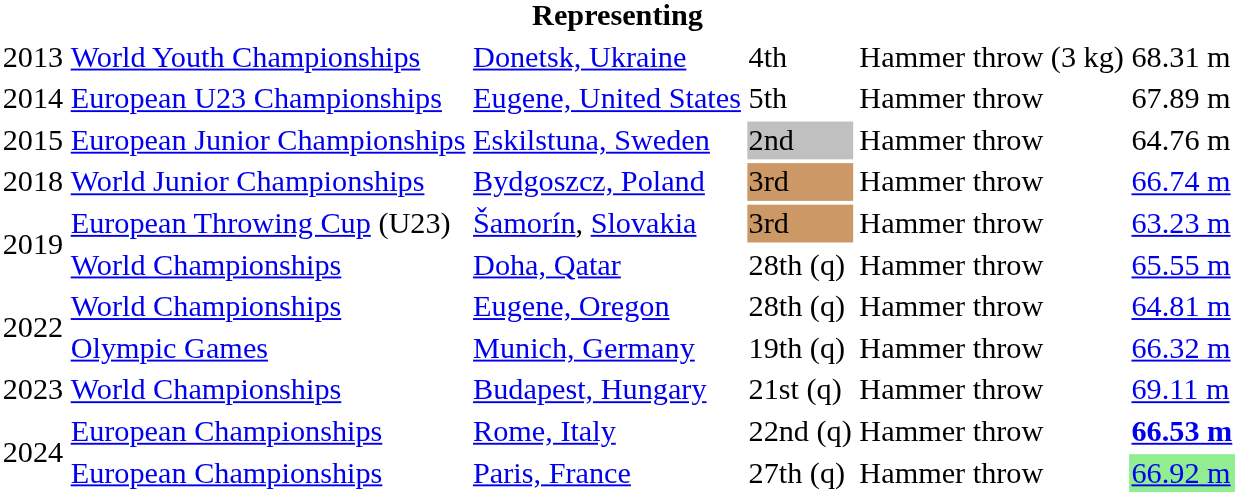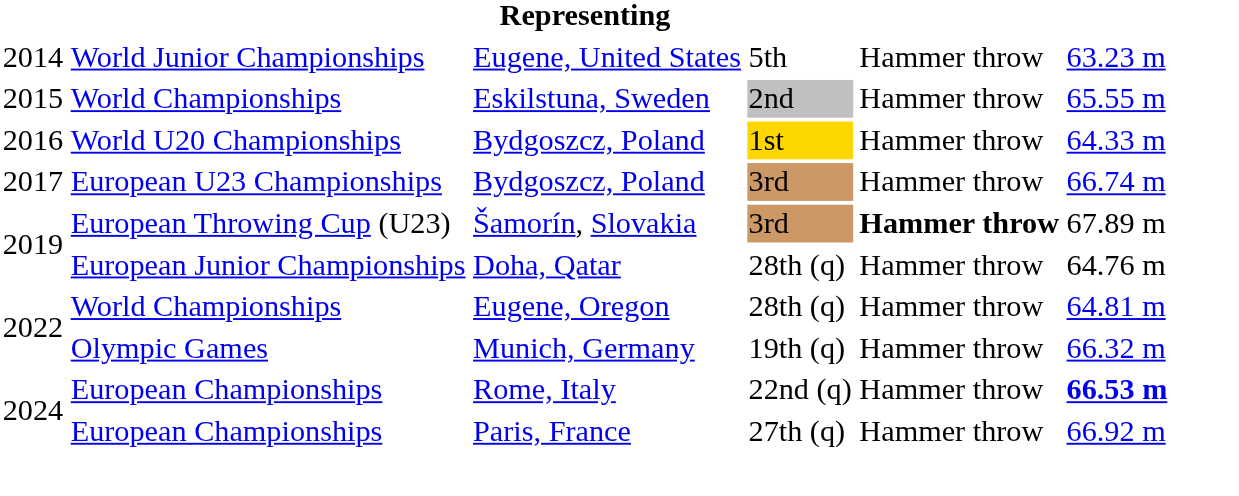- row: (580, 56)
(256, 98) European U23 Championships -> (248, 56) World Junior Championships
(1181, 98) 67.89 m -> (1116, 56) 63.23 m
(268, 139) European Junior Championships -> (206, 98) World Championships
(1181, 139) 64.76 m -> (1116, 98) 65.55 m
+ row: (589, 139)
(33, 181) 2018 -> (33, 181) 2017
(248, 181) World Junior Championships -> (256, 181) European U23 Championships
(951, 223) normal -> (959, 223) bold
(1181, 223) 63.23 m -> (1116, 223) 67.89 m
(206, 264) World Championships -> (268, 264) European Junior Championships
(1181, 264) 65.55 m -> (1116, 264) 64.76 m
- row: (590, 389)
(1181, 472) lightgreen background -> (1116, 431) no background
